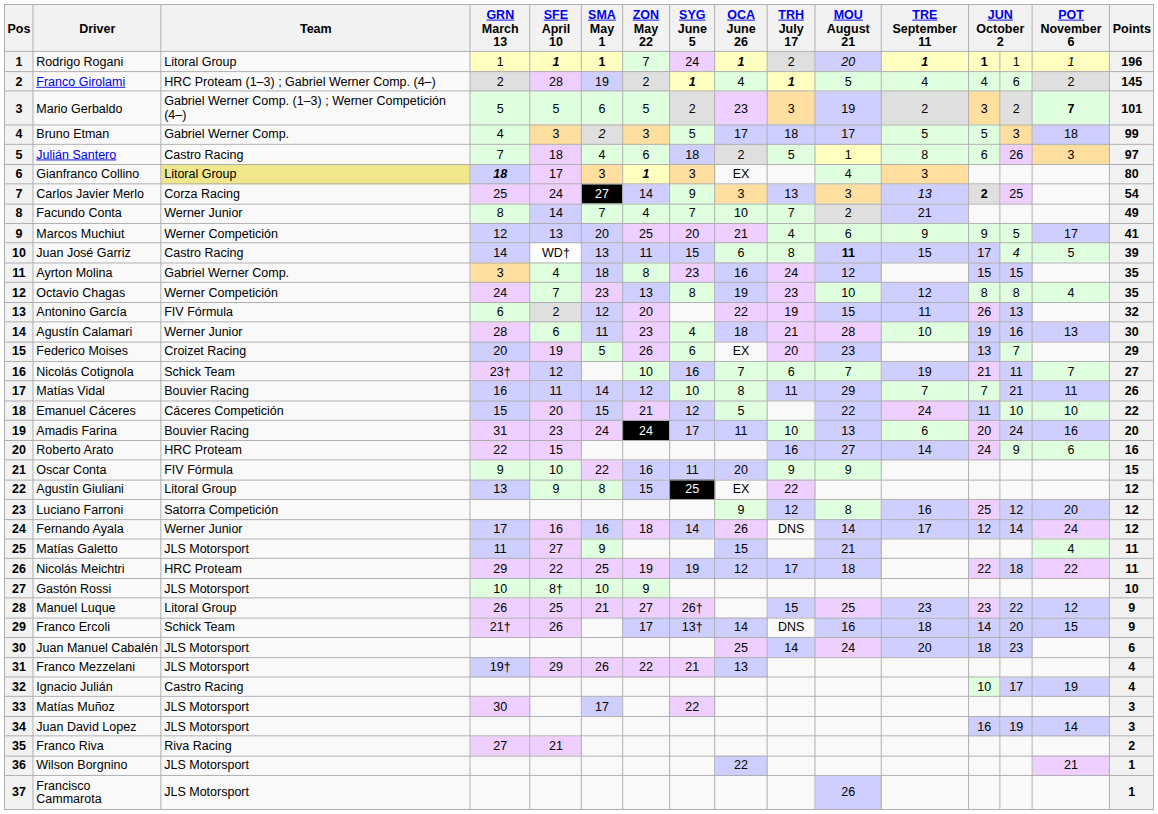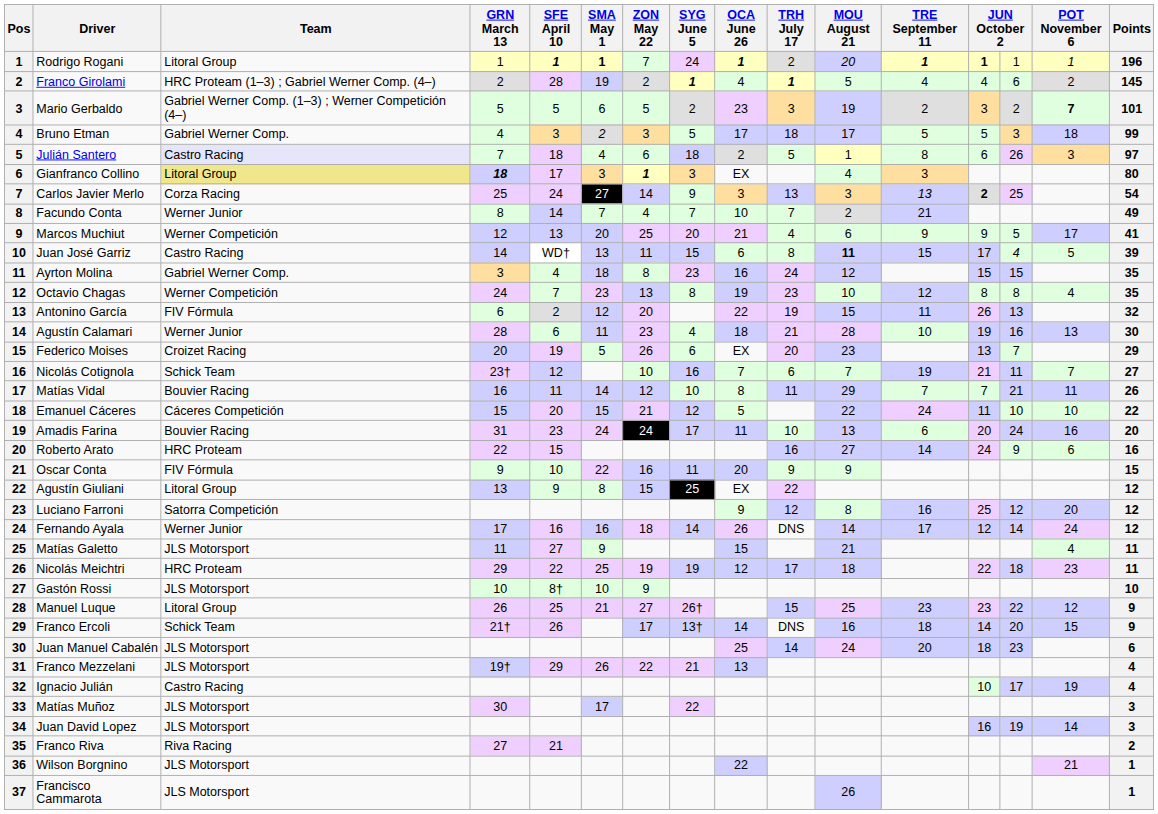(204, 154) no background -> (204, 154) lavender background
(1071, 568) 22 -> (1071, 568) 23
